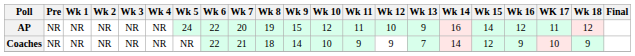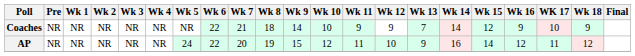rows swapped: (24, 28) <-> (24, 43)
